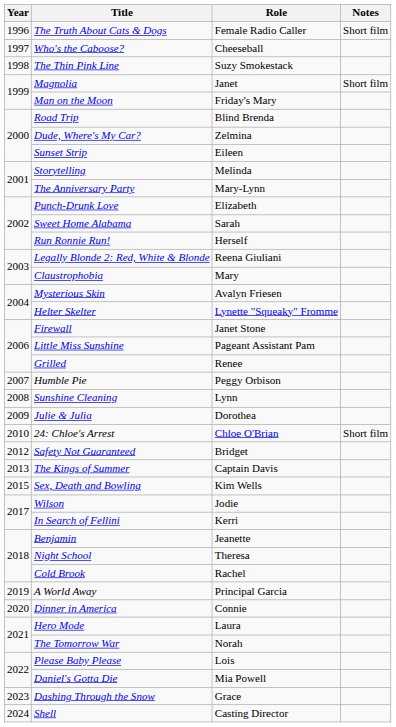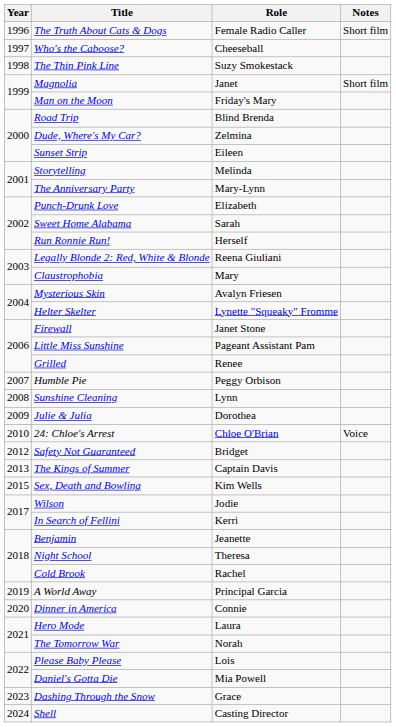(366, 433) Short film -> (355, 433) Voice
